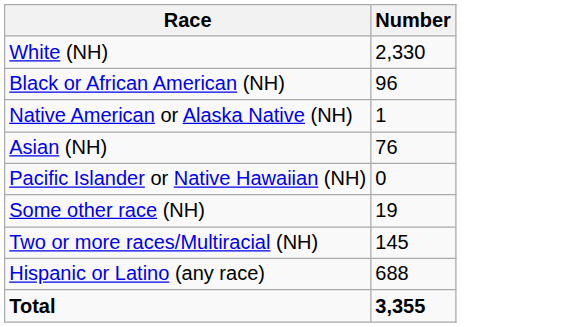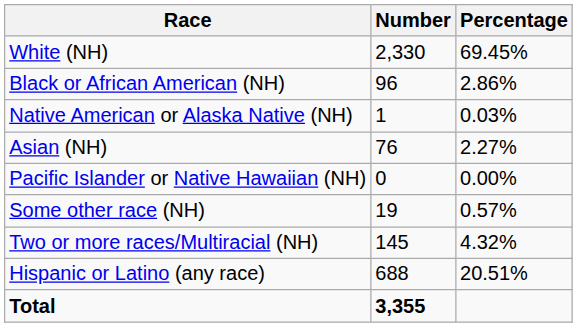+ column: (514, 20)
